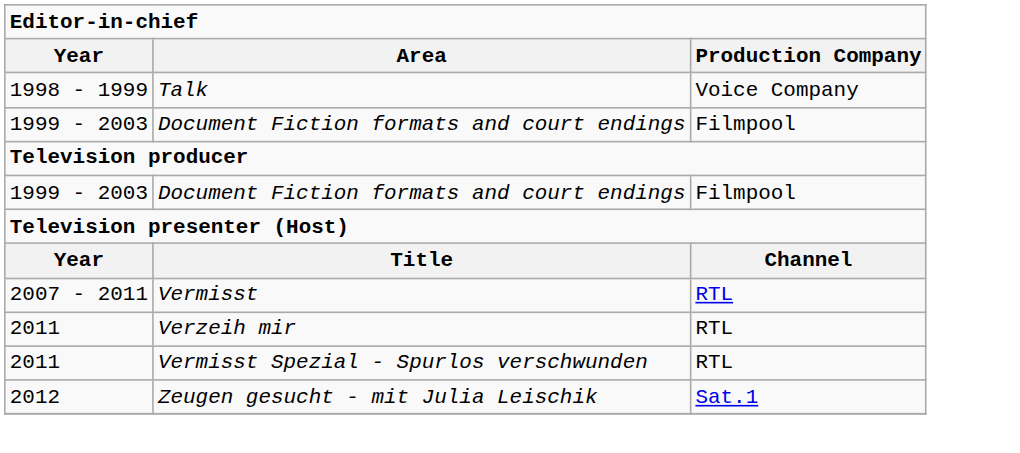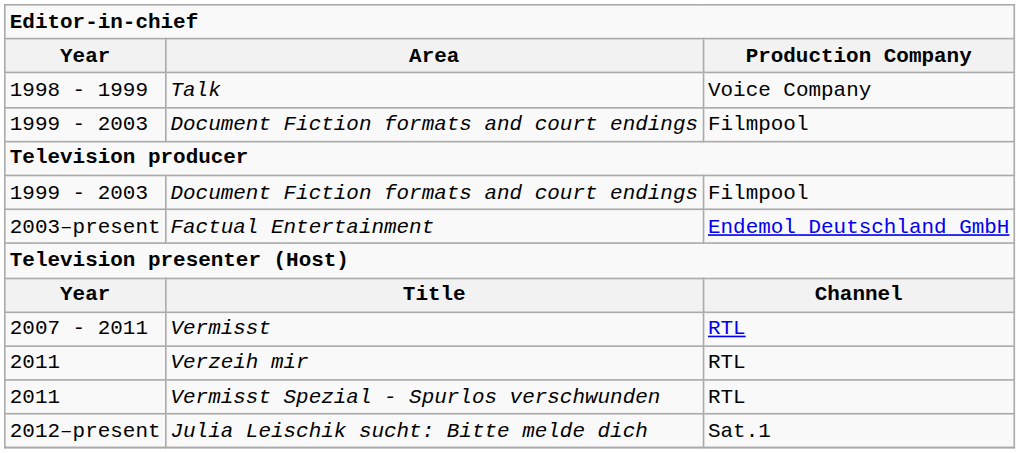+ row: (85, 227)
- row: (35, 397)
+ row: (85, 431)
